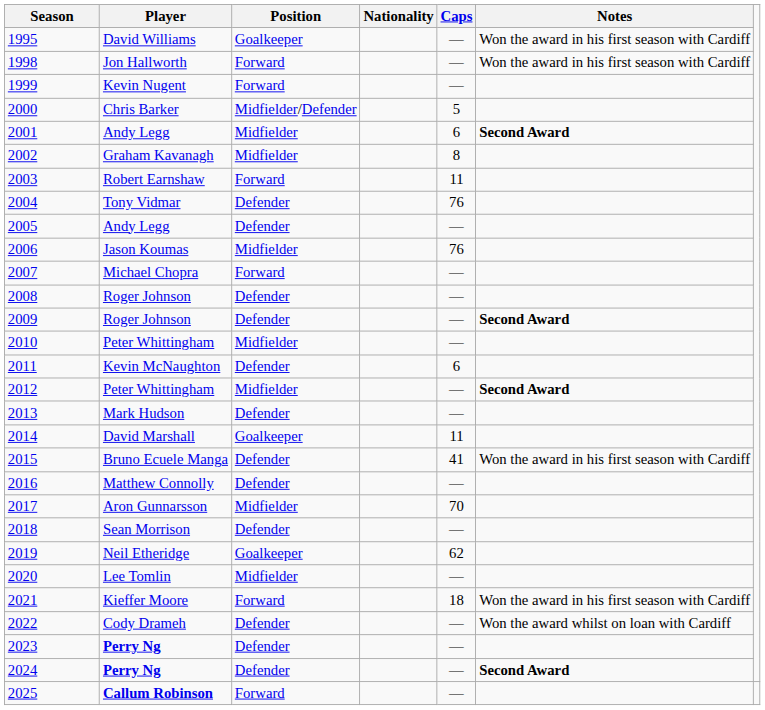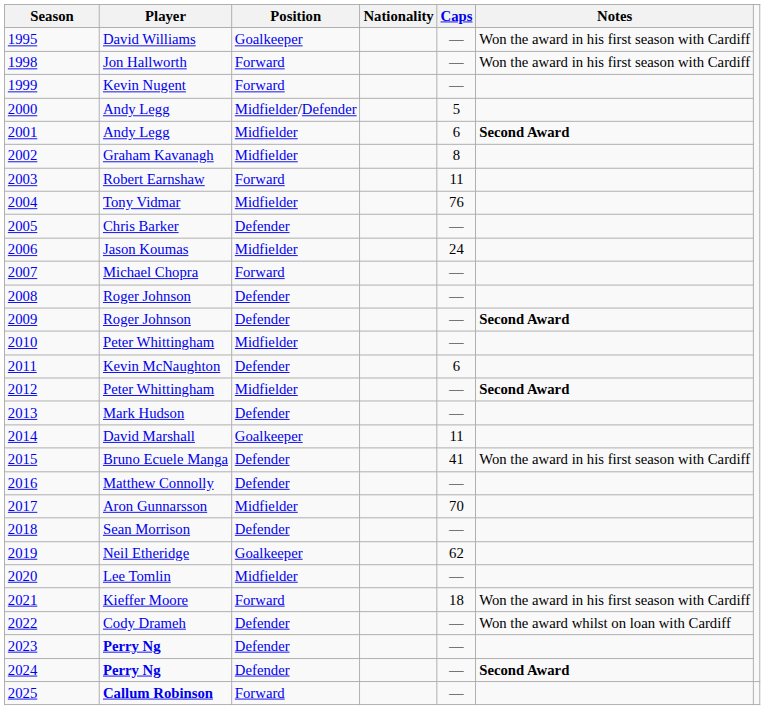(141, 109) Chris Barker -> (136, 109) Andy Legg
(262, 202) Defender -> (266, 202) Midfielder
(136, 226) Andy Legg -> (141, 226) Chris Barker
(456, 249) 76 -> (456, 249) 24
